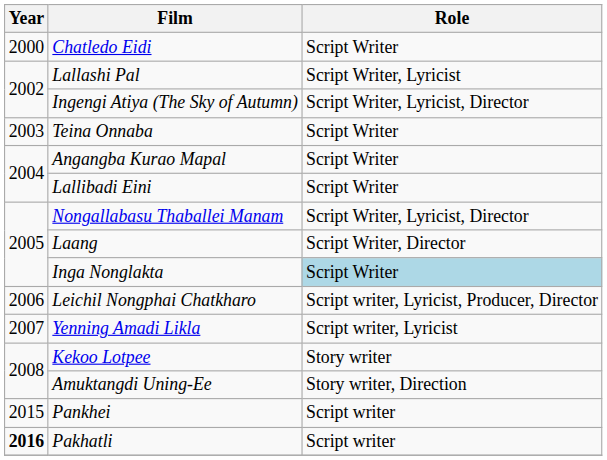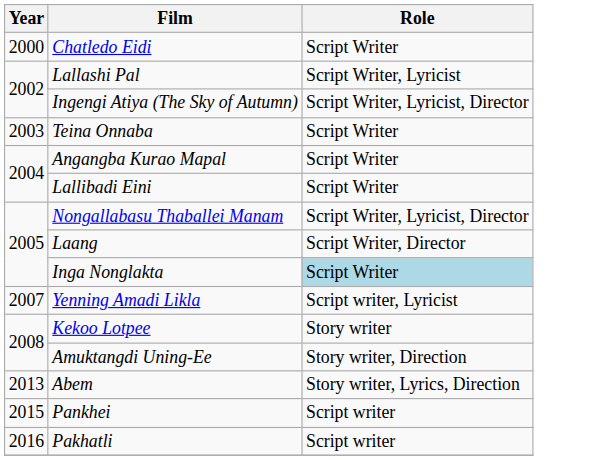- row: (154, 300)
+ row: (73, 384)
(26, 441) bold -> (26, 441) normal
